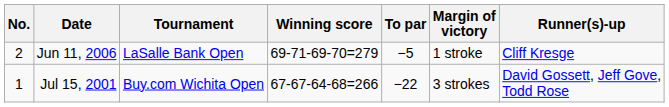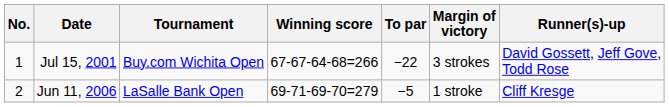rows swapped: (78, 83) <-> (77, 53)
